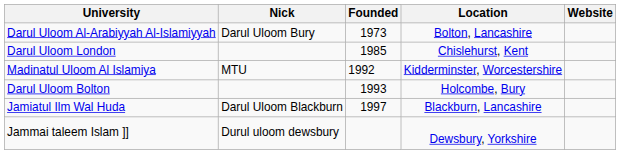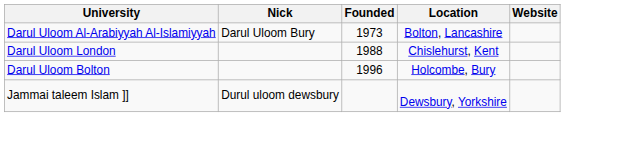(373, 51) 1985 -> (369, 51) 1988
- row: (81, 70)
(373, 88) 1993 -> (369, 70) 1996
- row: (66, 107)
